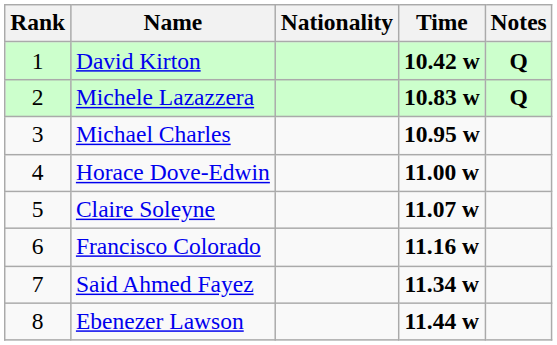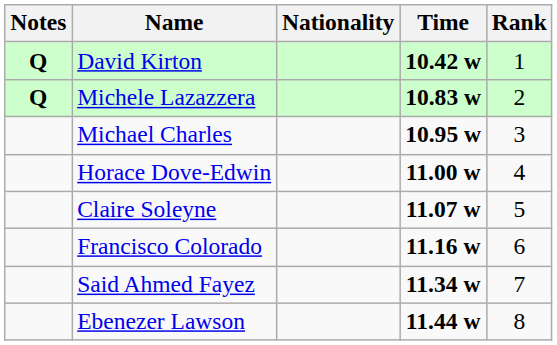columns swapped: (38, 23) <-> (519, 23)
